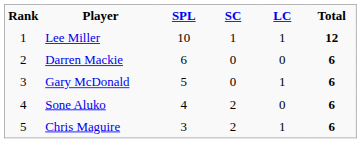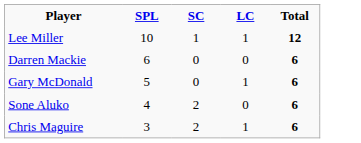- column: (23, 16)
